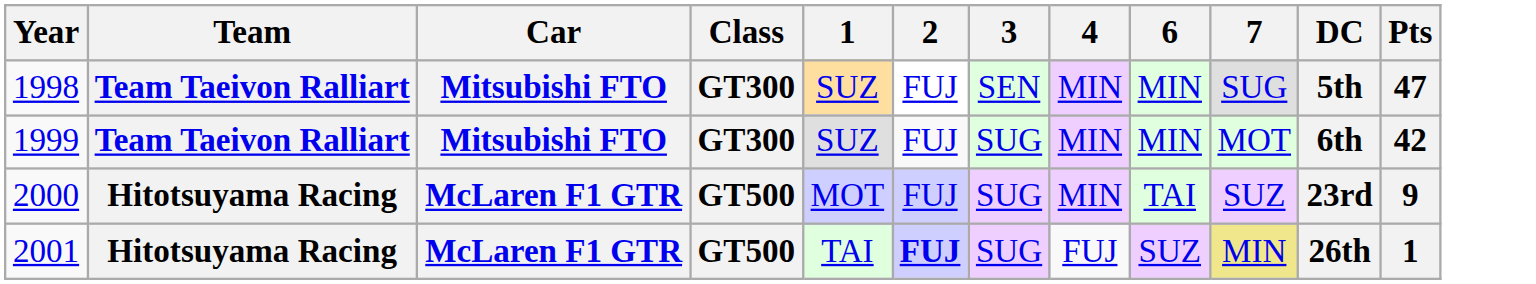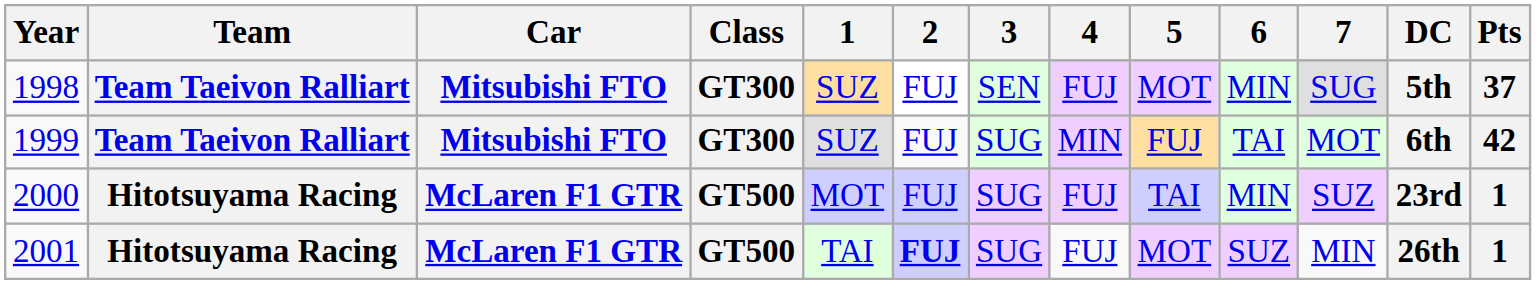+ column: (1174, 32)
(1090, 86) MIN -> (1090, 86) FUJ
(1410, 86) 47 -> (1499, 86) 37
(1170, 141) MIN -> (1259, 141) TAI
(1090, 196) MIN -> (1090, 196) FUJ
(1170, 196) TAI -> (1259, 196) MIN
(1410, 196) 9 -> (1499, 196) 1
(1254, 250) khaki background -> (1343, 250) no background
